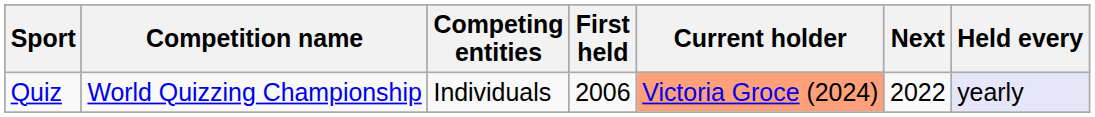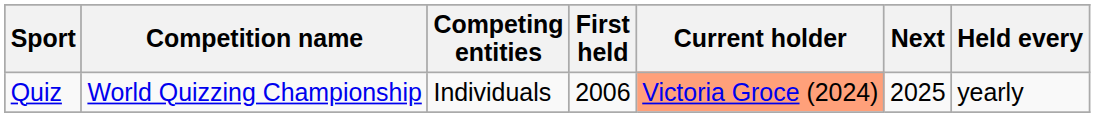(918, 92) 2022 -> (918, 92) 2025
(990, 92) lavender background -> (990, 92) no background
